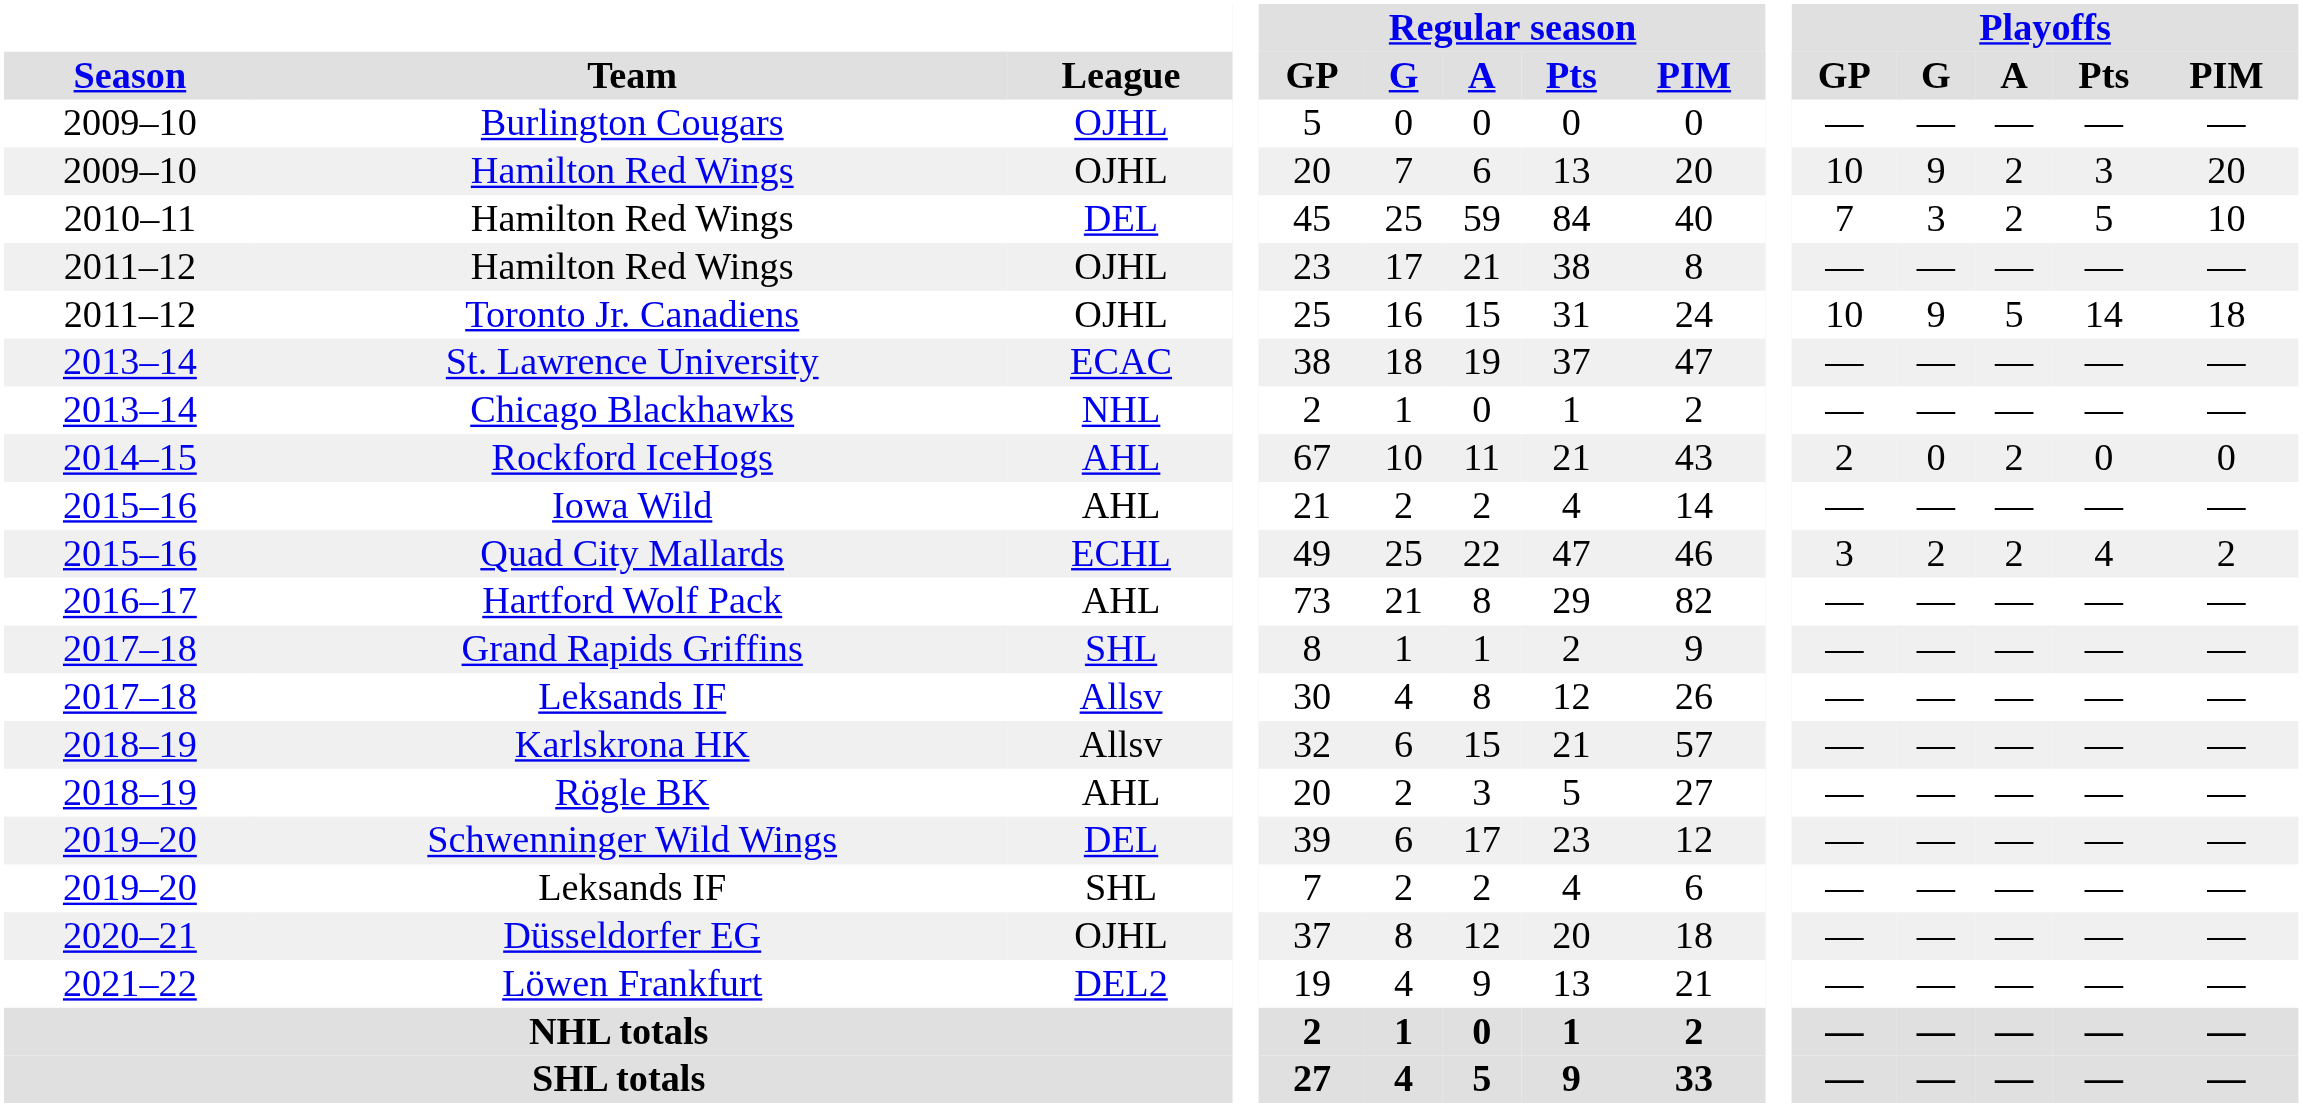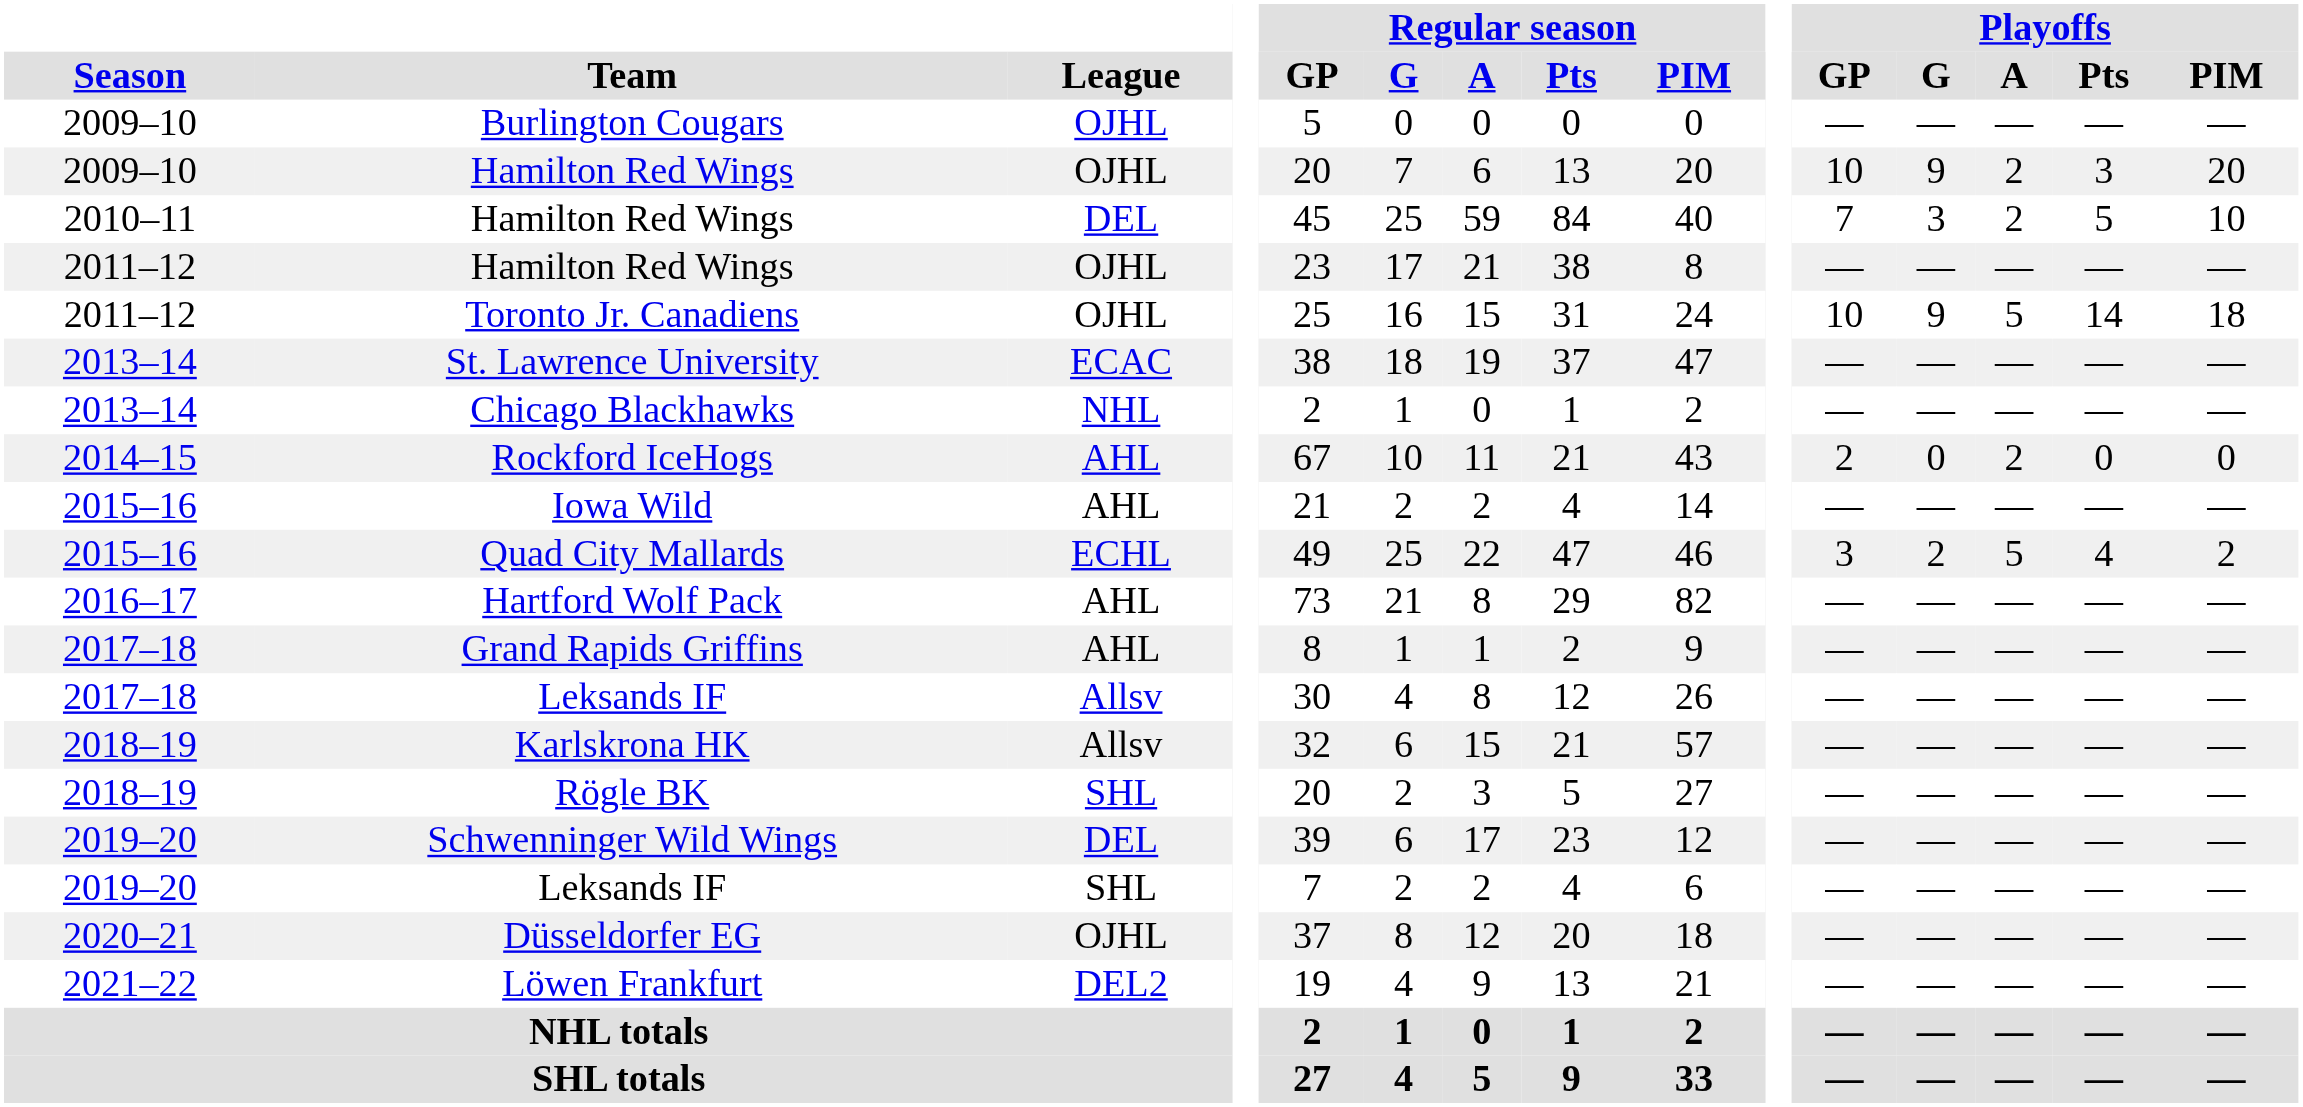(2014, 553) 2 -> (2014, 553) 5
(1121, 648) SHL -> (1121, 648) AHL
(1121, 792) AHL -> (1121, 792) SHL
